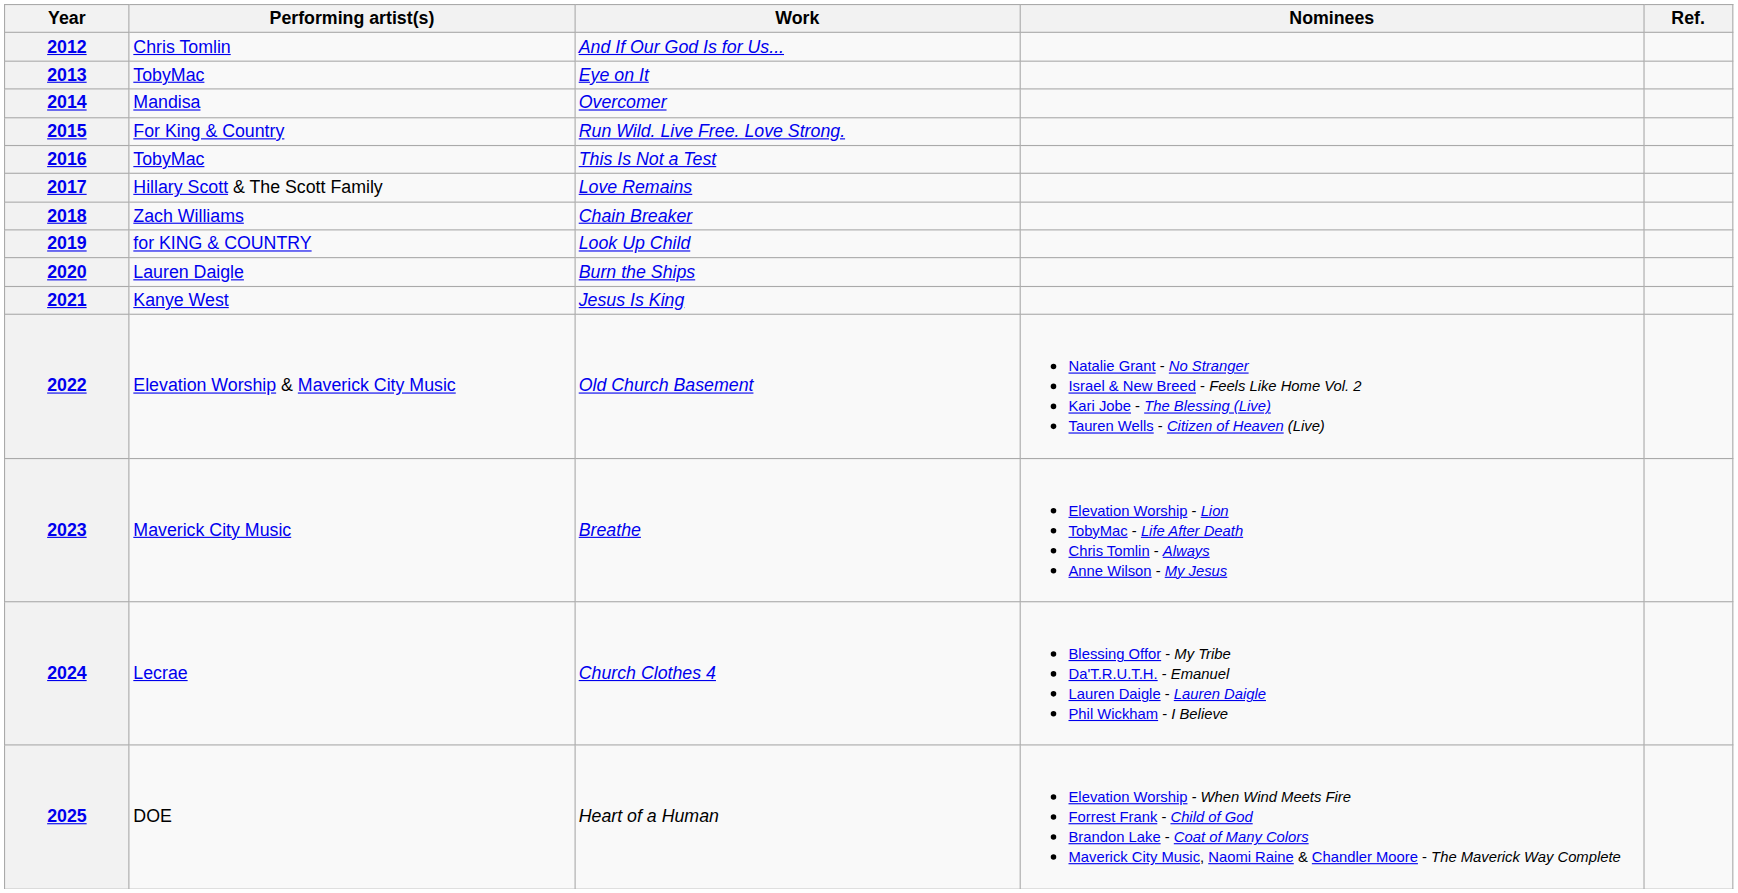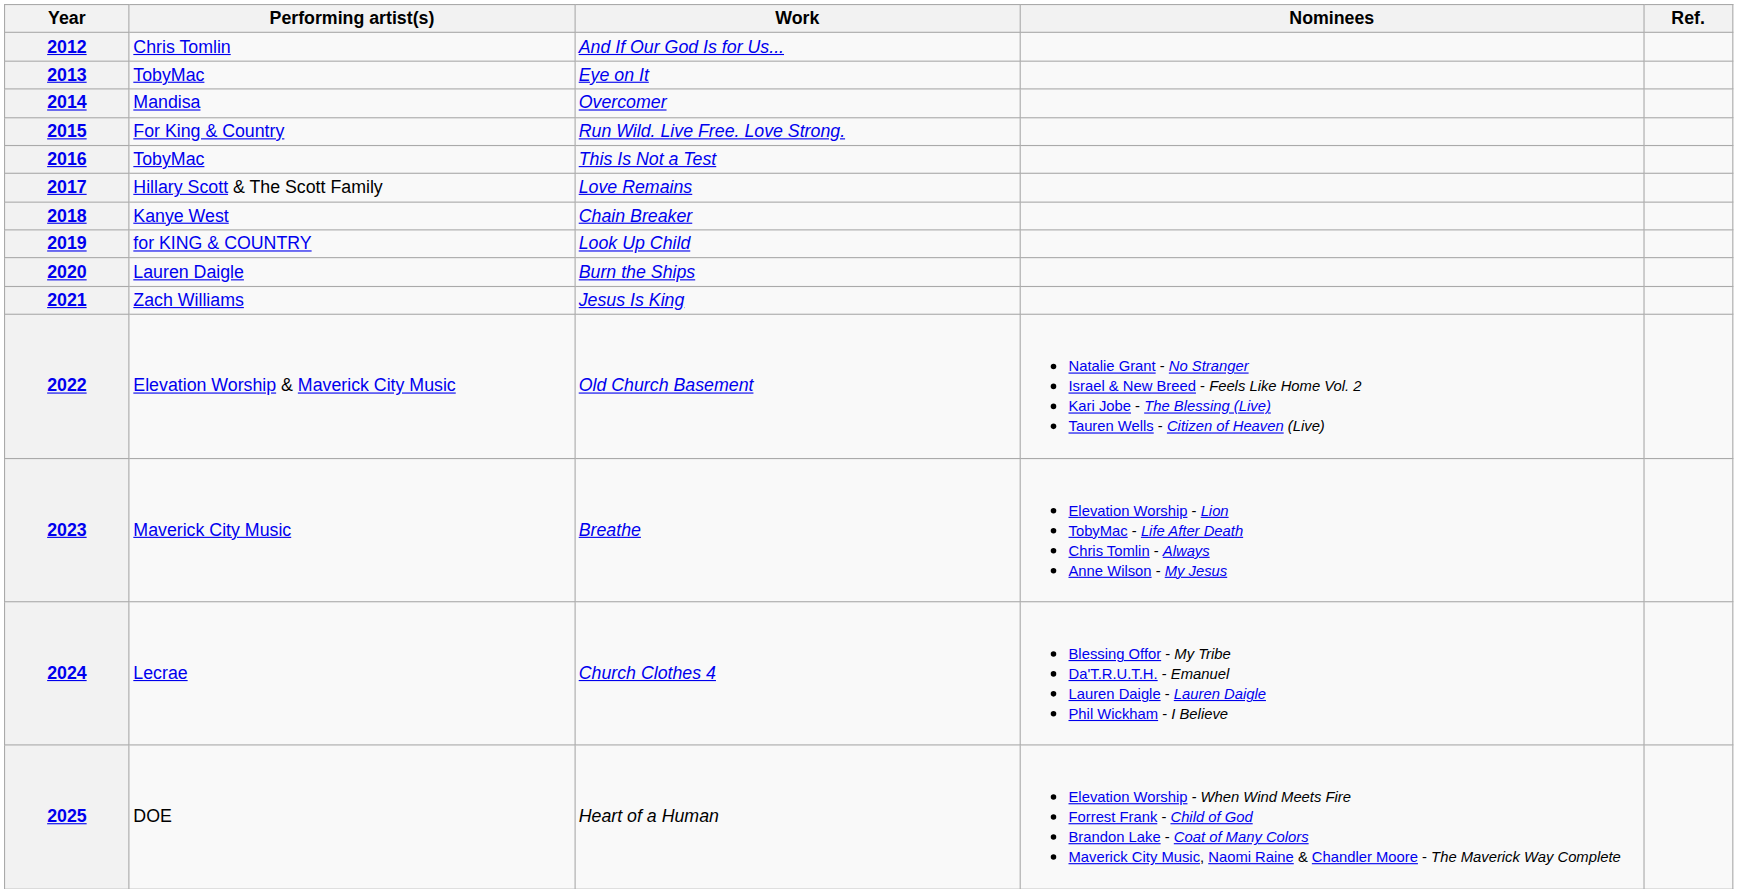(189, 215) Zach Williams -> (181, 215) Kanye West
(181, 300) Kanye West -> (189, 300) Zach Williams
